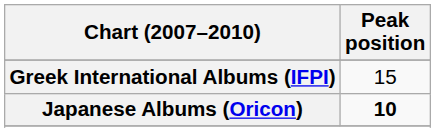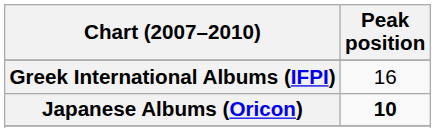(385, 76) 15 -> (385, 76) 16
